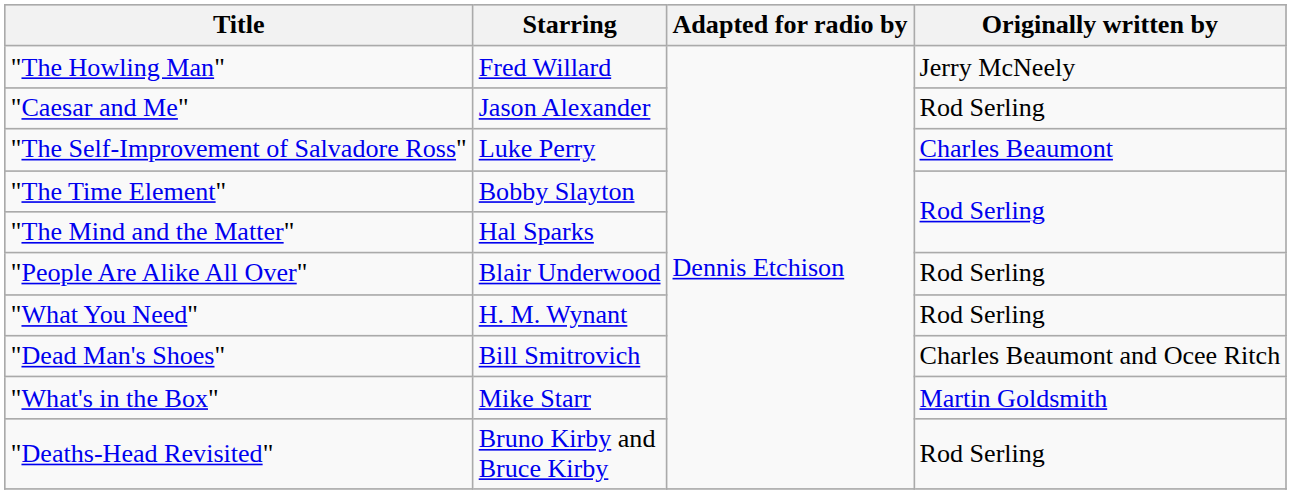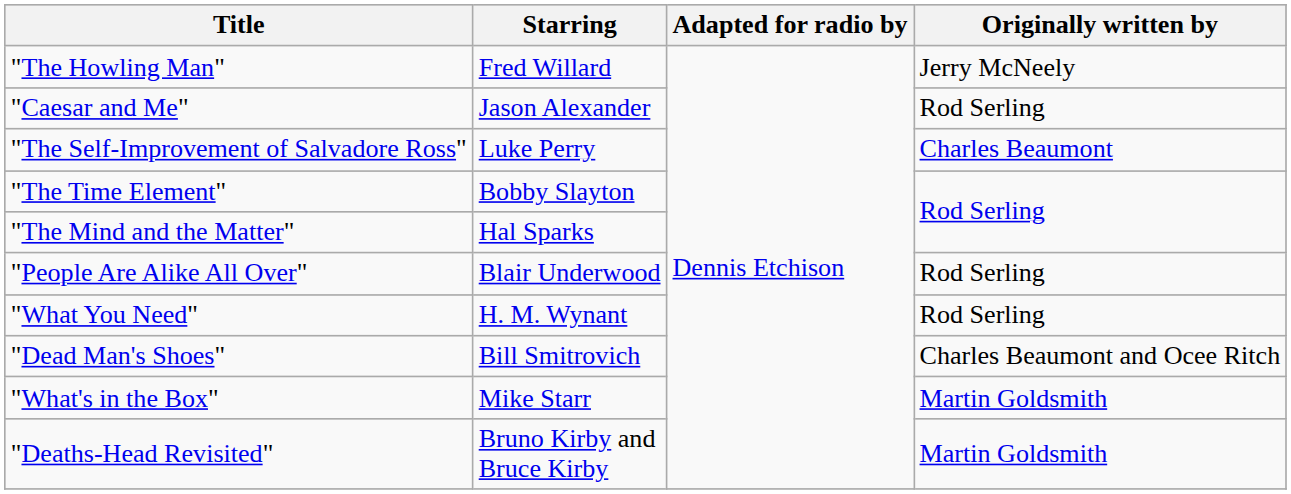(982, 453) Rod Serling -> (1013, 453) Martin Goldsmith
